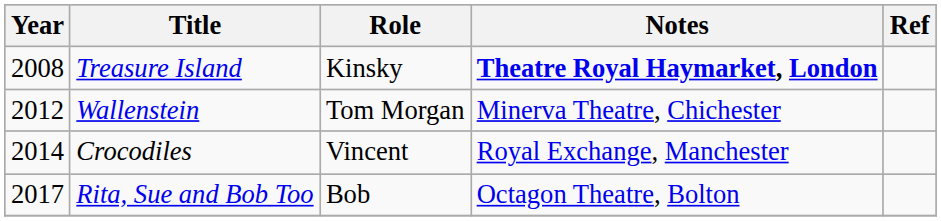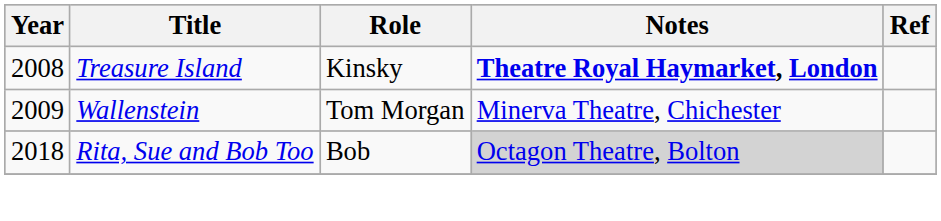(38, 109) 2012 -> (38, 109) 2009
- row: (134, 151)
(38, 194) 2017 -> (38, 151) 2018
(608, 194) no background -> (608, 151) lightgrey background
